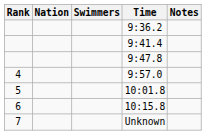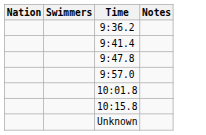- column: (18, 12)
